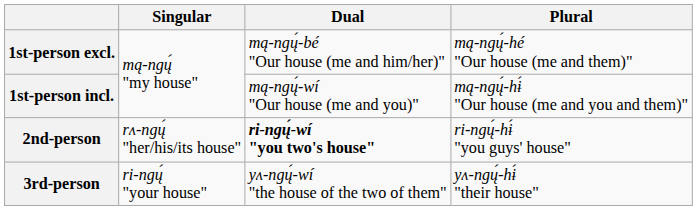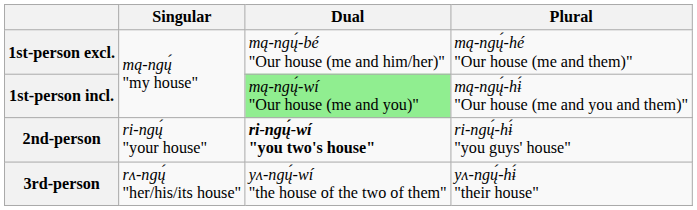(334, 95) no background -> (334, 95) lightgreen background
(182, 139) rʌ-ngų́ "her/his/its house" -> (165, 139) ri-ngų́ "your house"
(165, 183) ri-ngų́ "your house" -> (182, 183) rʌ-ngų́ "her/his/its house"
